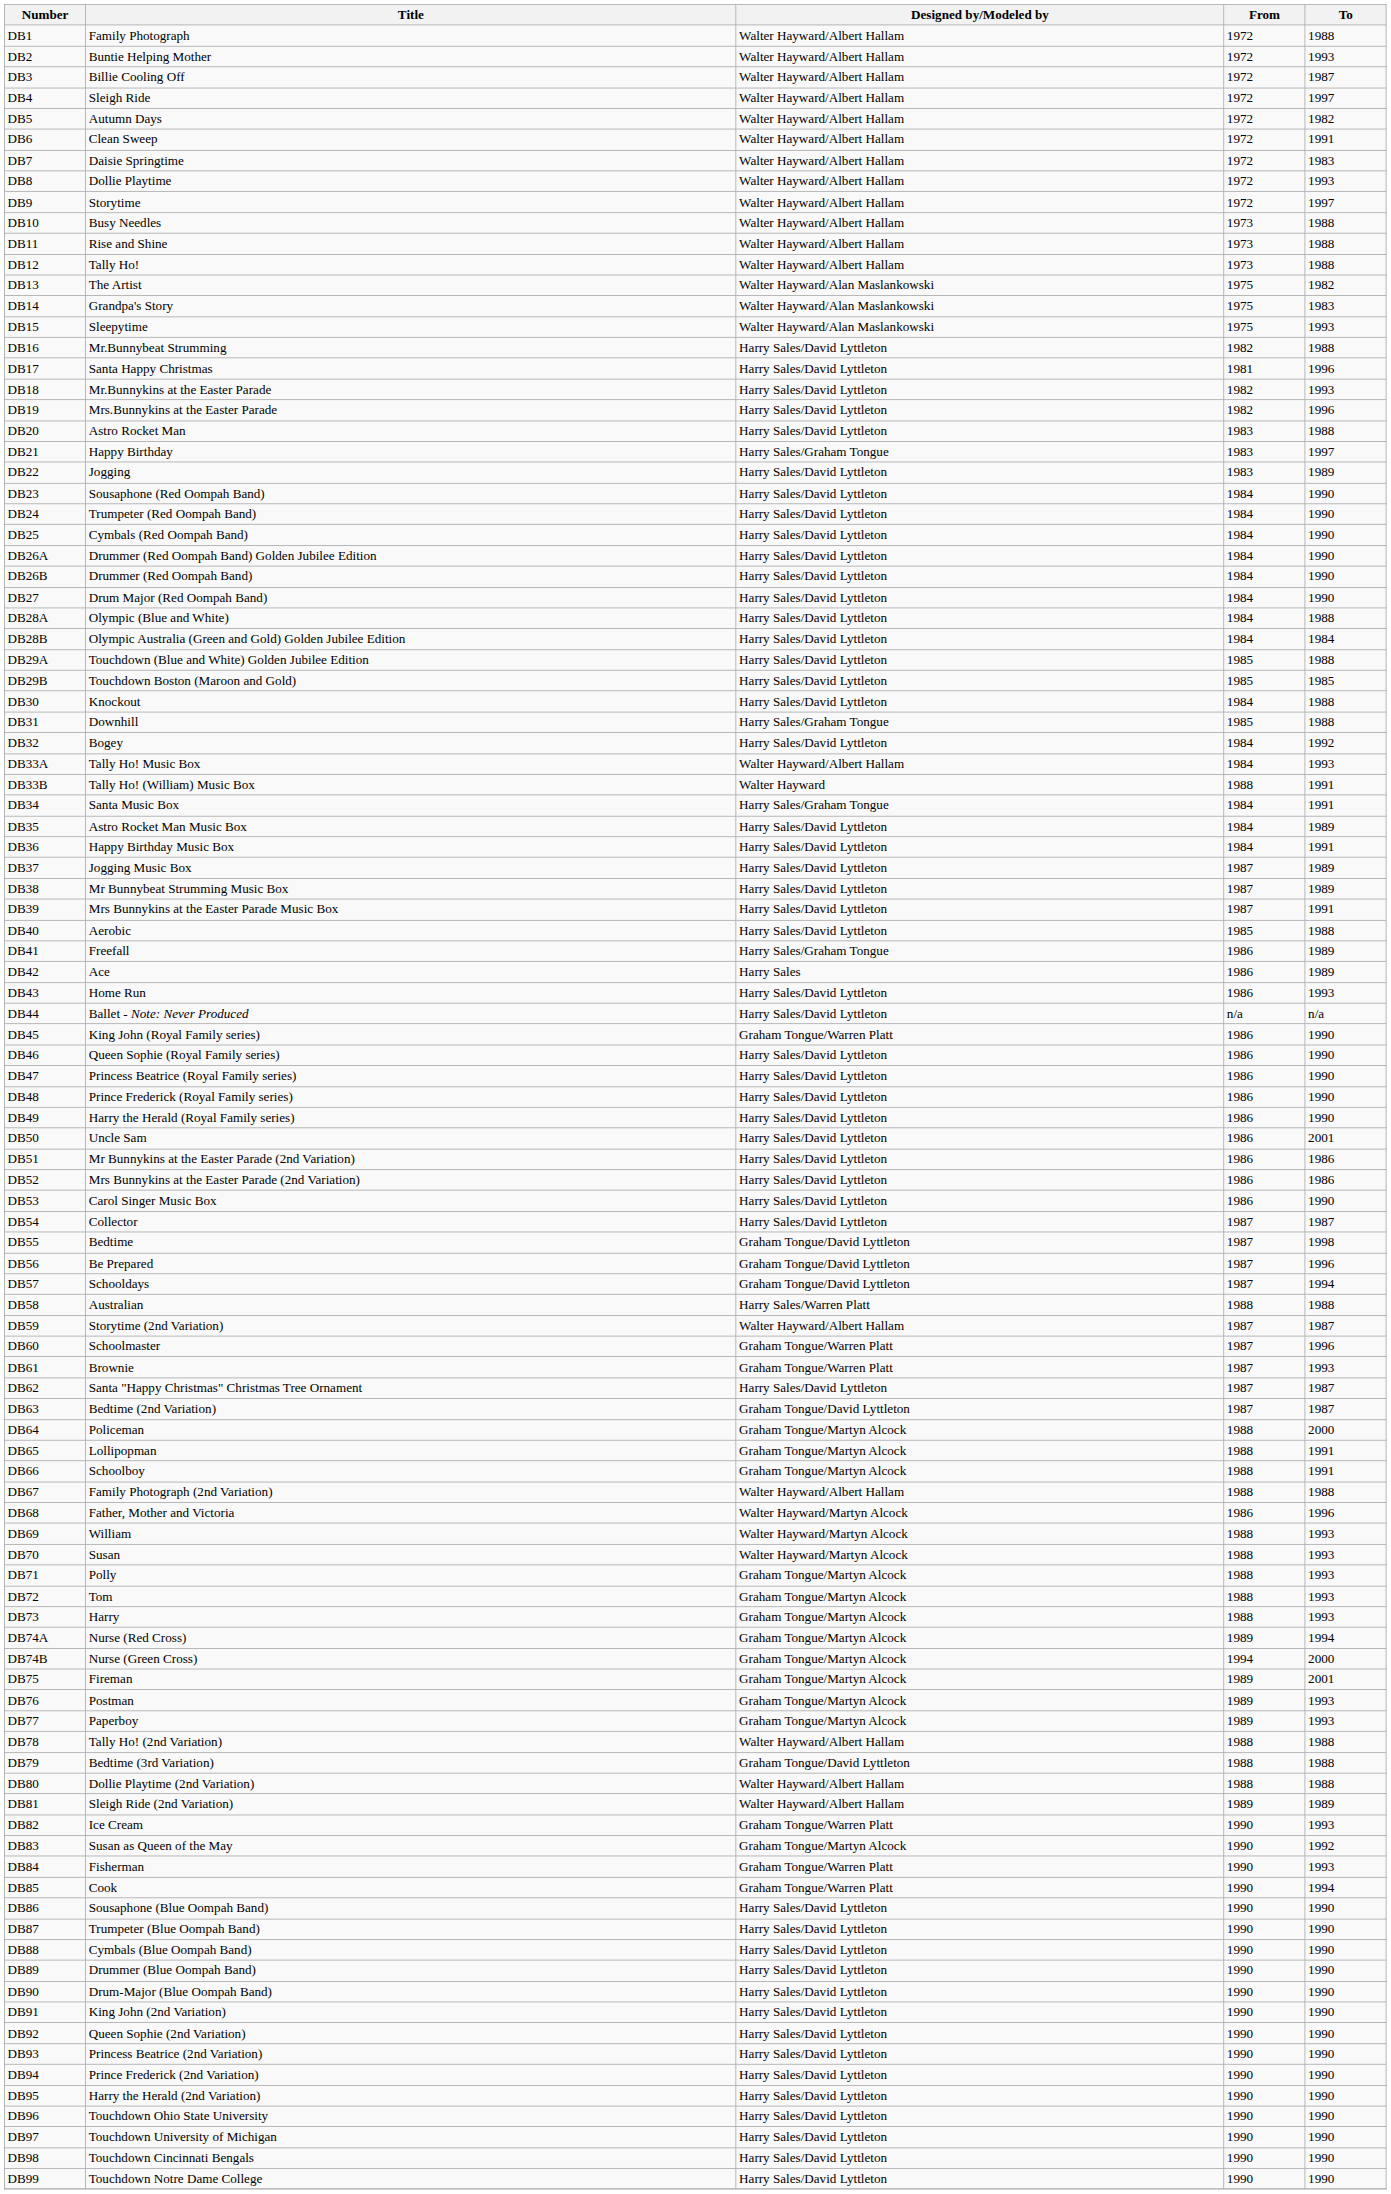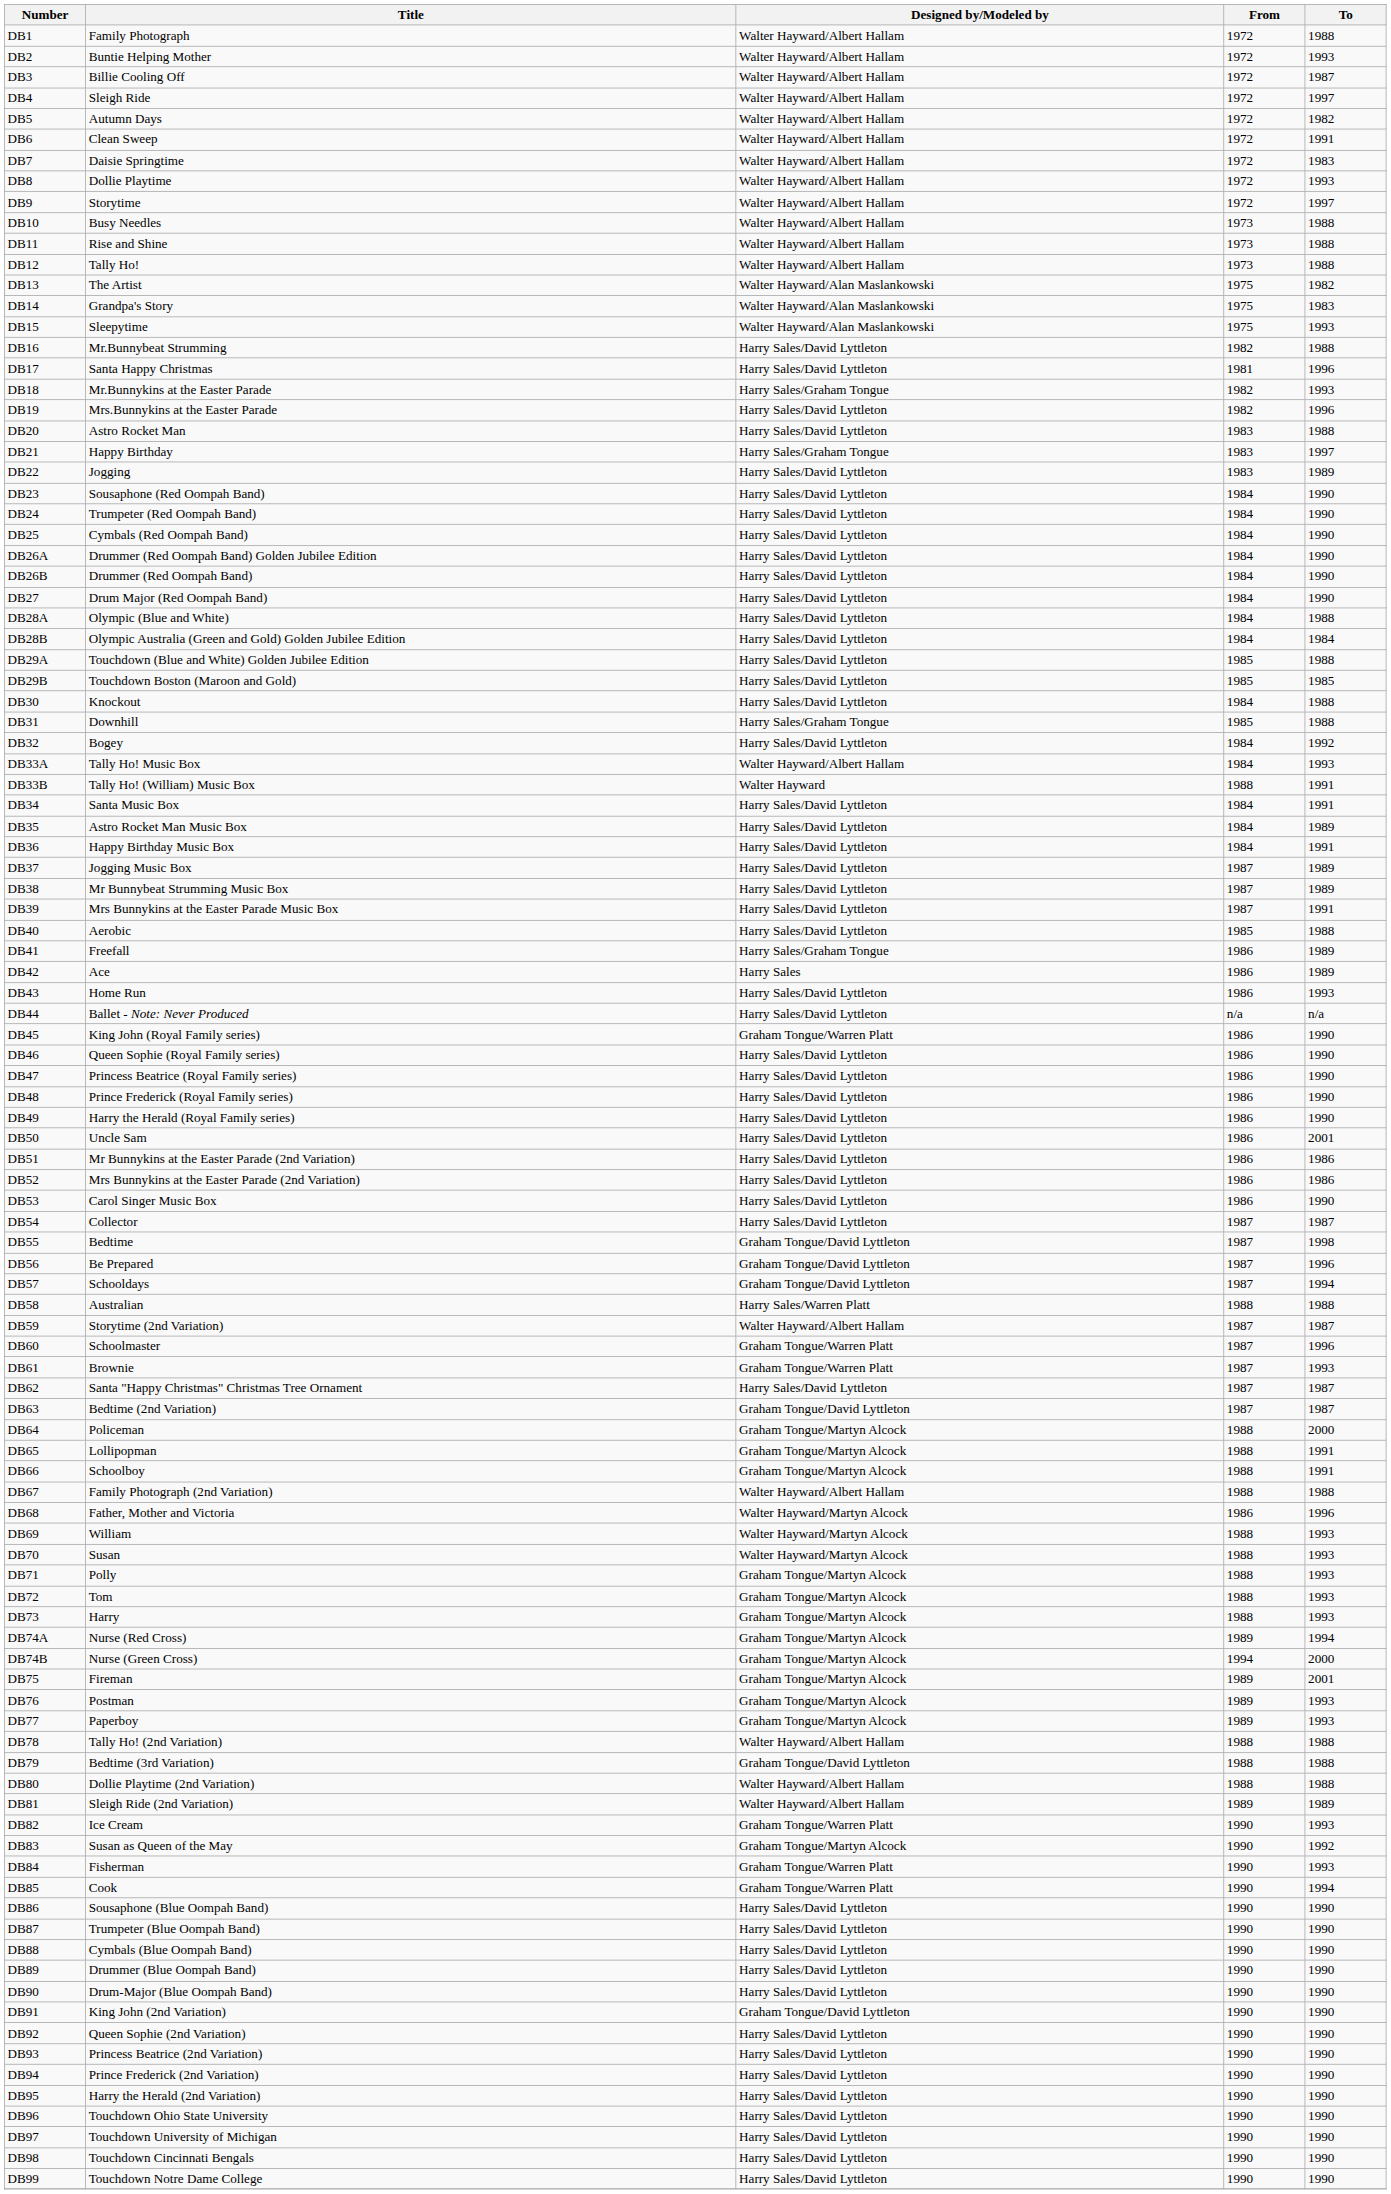(813, 389) Harry Sales/David Lyttleton -> (814, 389) Harry Sales/Graham Tongue
(814, 805) Harry Sales/Graham Tongue -> (813, 805) Harry Sales/David Lyttleton
(813, 2012) Harry Sales/David Lyttleton -> (824, 2012) Graham Tongue/David Lyttleton
